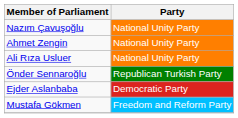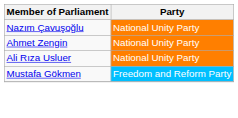- row: (46, 74)
- row: (42, 89)
